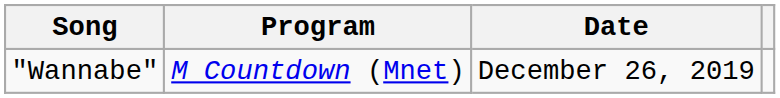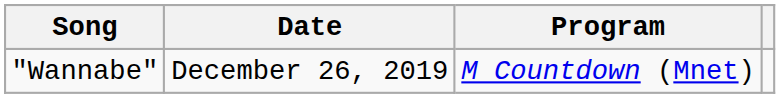columns swapped: (318, 27) <-> (616, 27)
